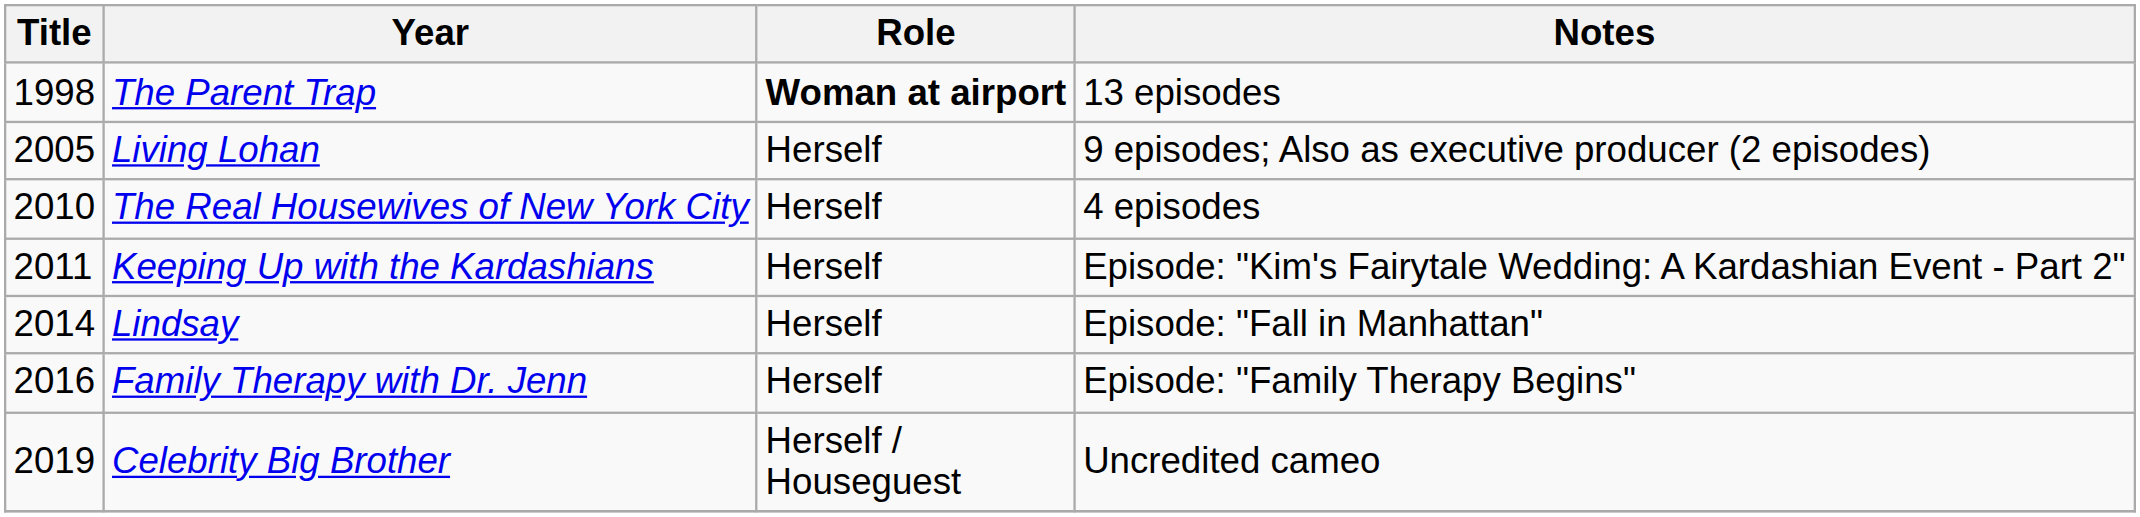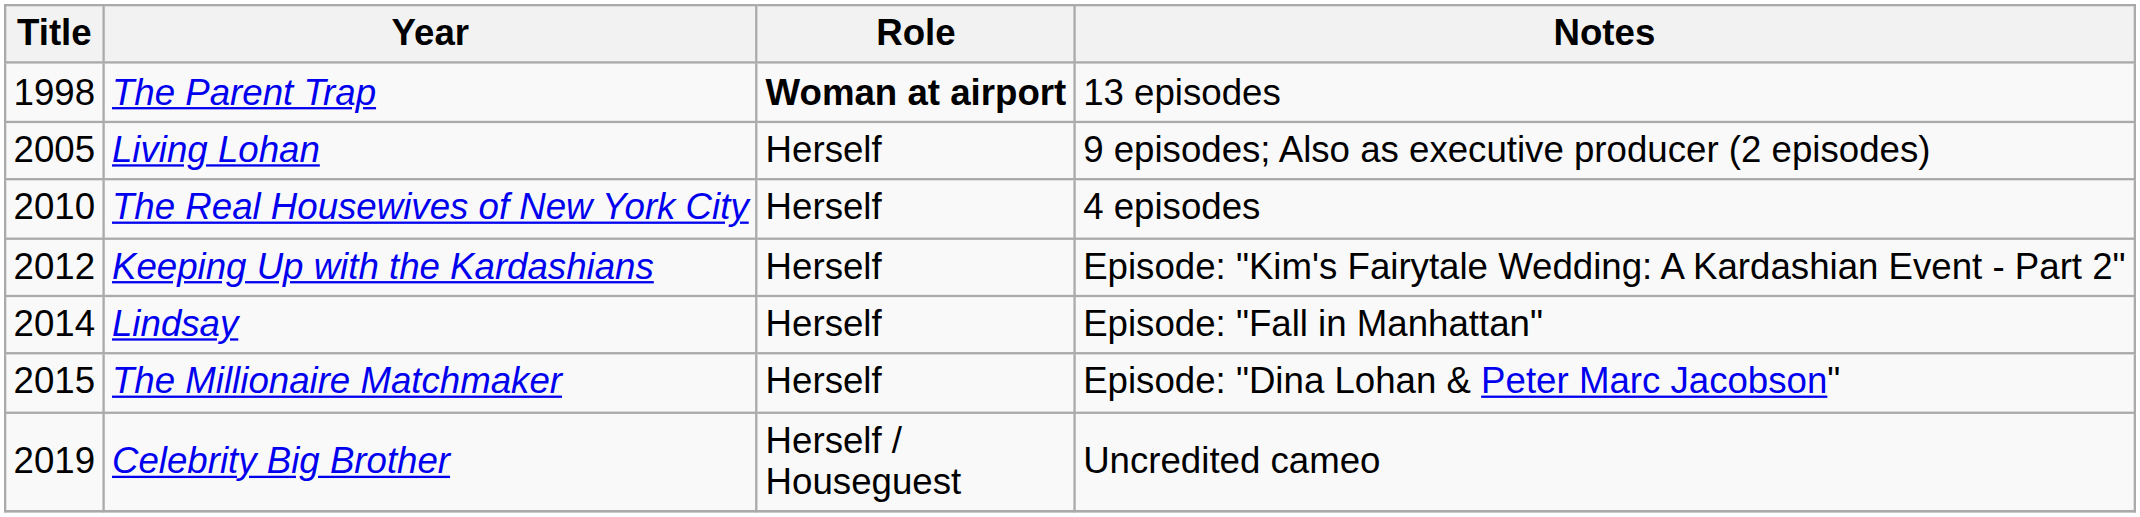(53, 265) 2011 -> (54, 265) 2012
+ row: (337, 382)
- row: (350, 382)
